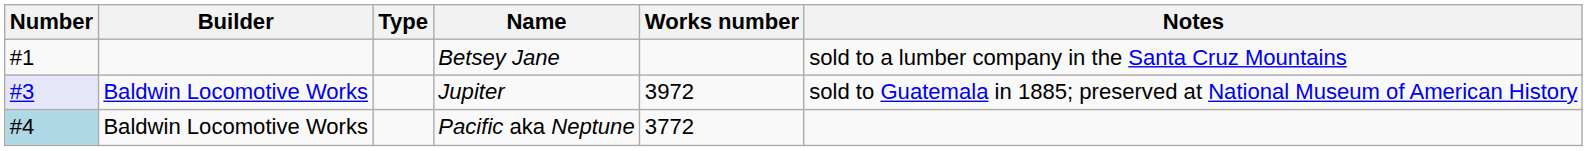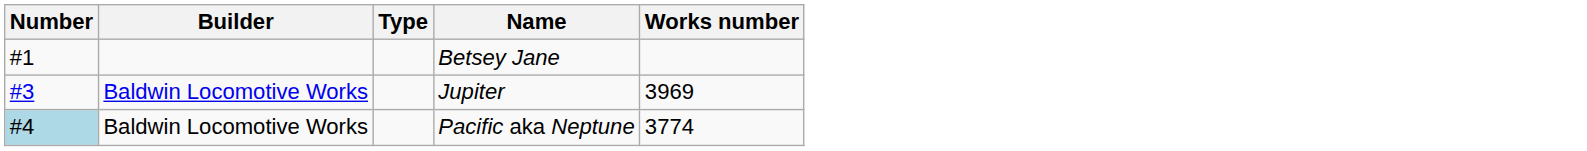- column: (1193, 22)
(22, 92) lavender background -> (22, 92) no background
(669, 92) 3972 -> (669, 92) 3969
(669, 127) 3772 -> (669, 127) 3774
